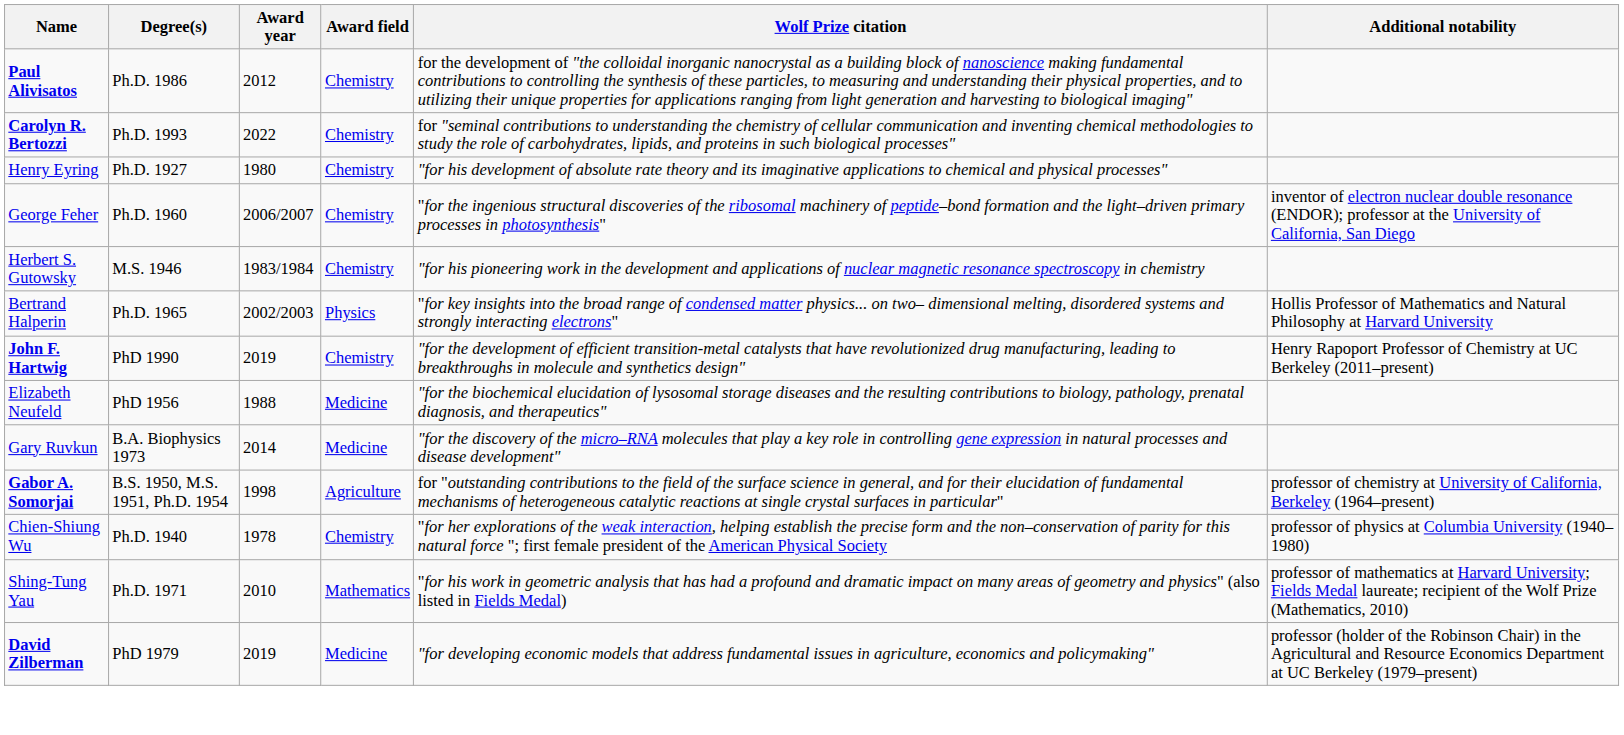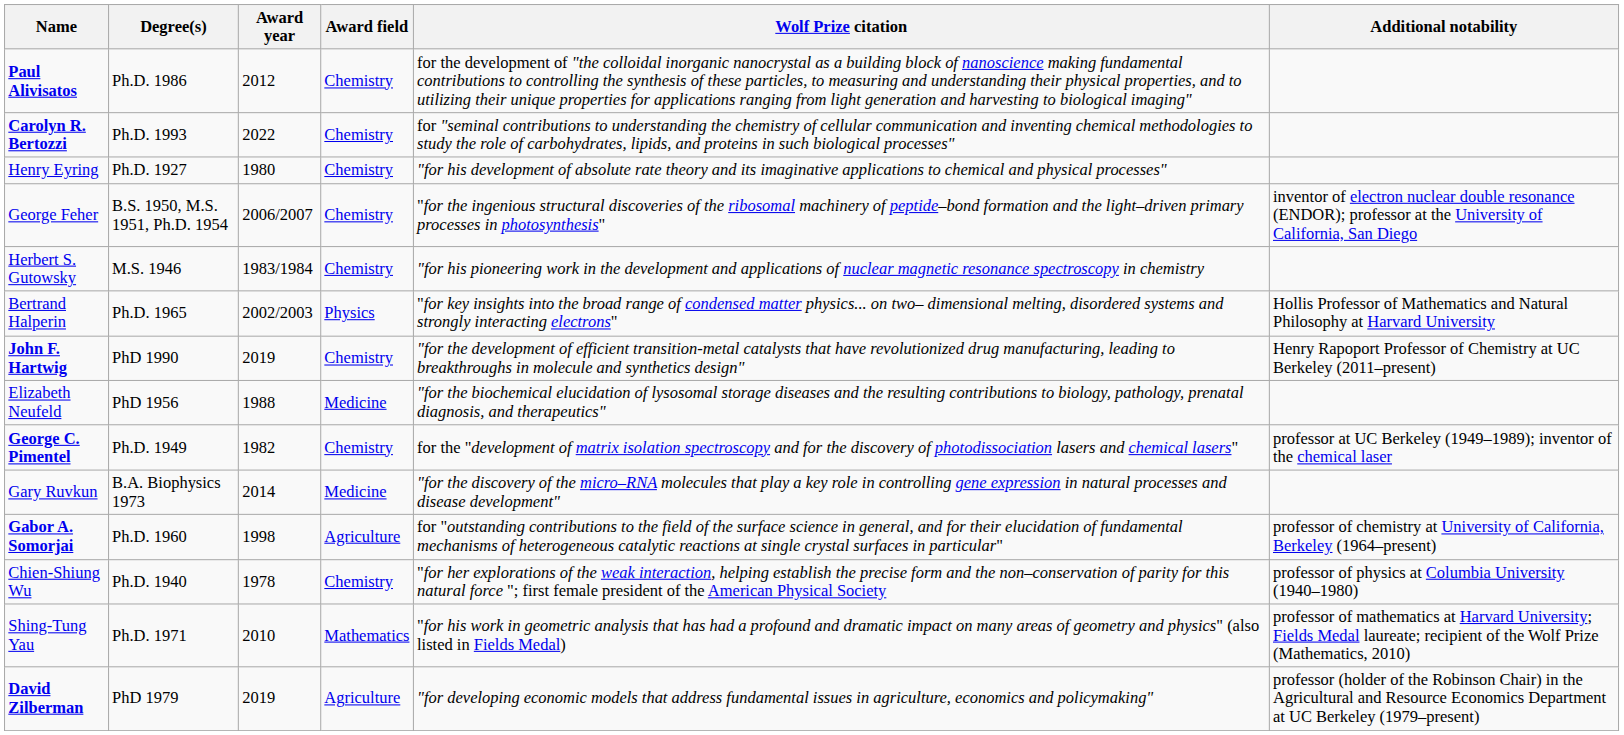(150, 214) Ph.D. 1960 -> (170, 214) B.S. 1950, M.S. 1951, Ph.D. 1954
+ row: (44, 447)
(170, 492) B.S. 1950, M.S. 1951, Ph.D. 1954 -> (149, 536) Ph.D. 1960
(356, 653) Medicine -> (362, 698) Agriculture
